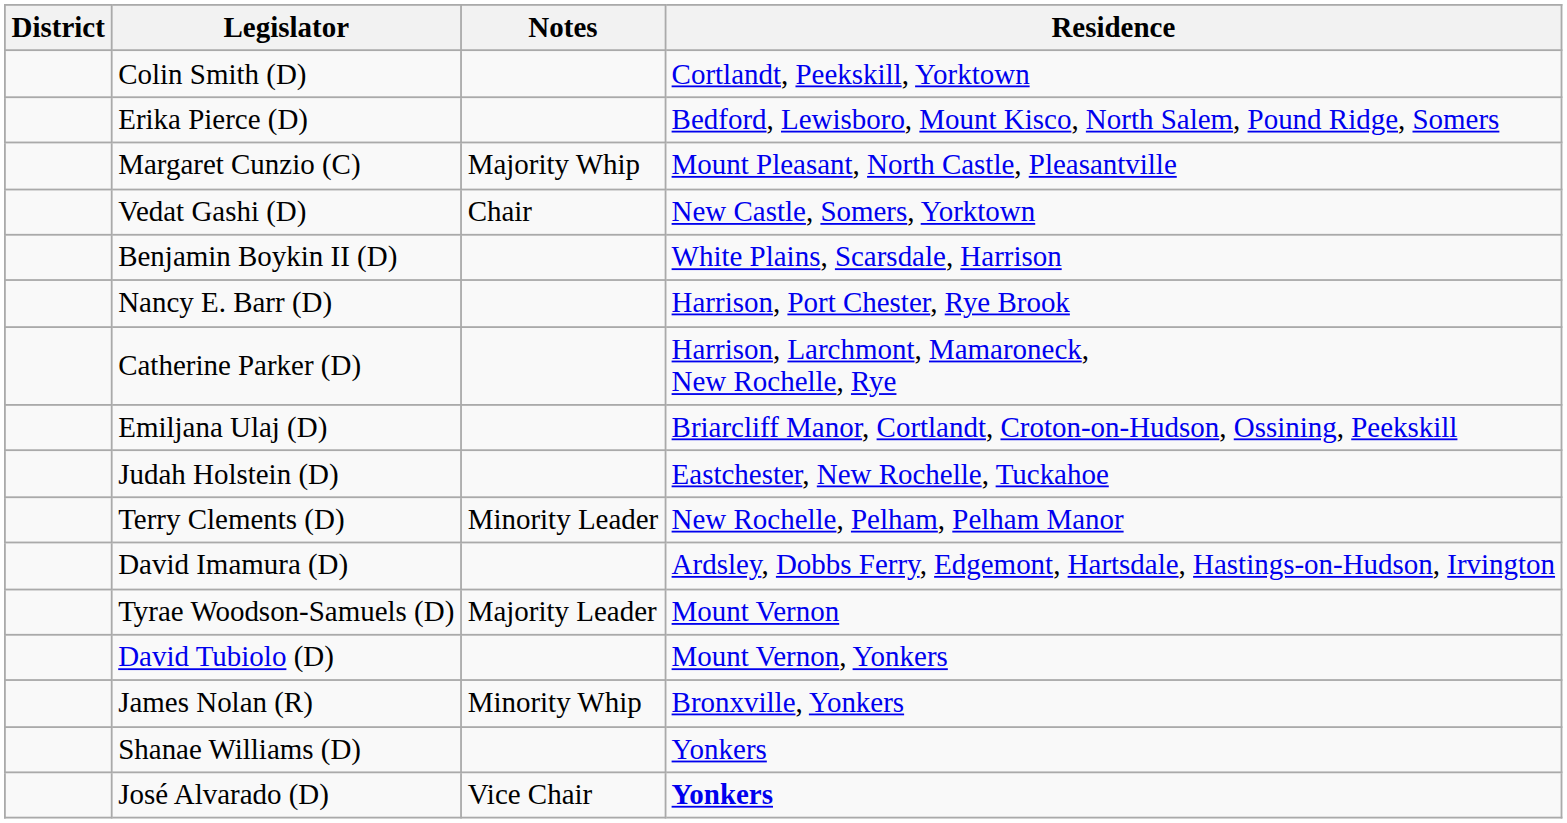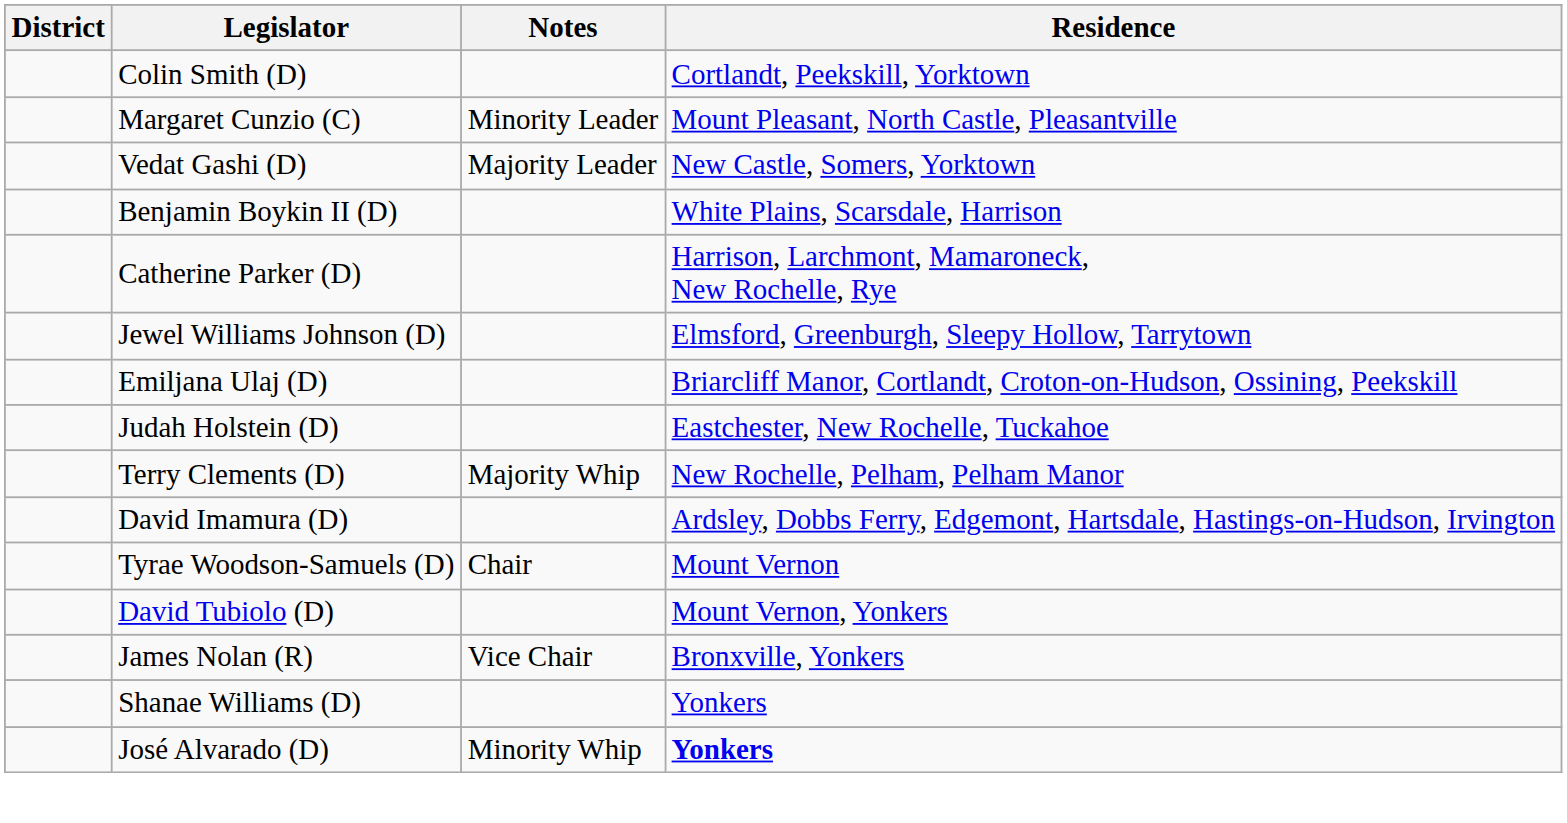- row: (213, 119)
(554, 165) Majority Whip -> (563, 119) Minority Leader
(500, 211) Chair -> (562, 165) Majority Leader
- row: (225, 303)
+ row: (282, 335)
(563, 519) Minority Leader -> (554, 473) Majority Whip
(562, 611) Majority Leader -> (500, 565) Chair
(555, 703) Minority Whip -> (530, 657) Vice Chair
(530, 794) Vice Chair -> (555, 748) Minority Whip
